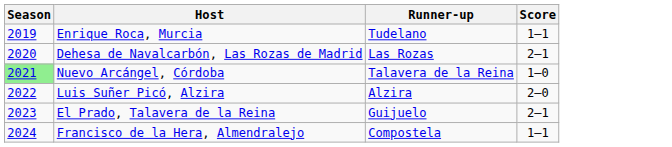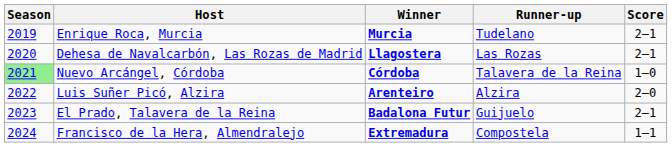+ column: (419, 14)
(538, 34) 1–1 -> (645, 34) 2–1
